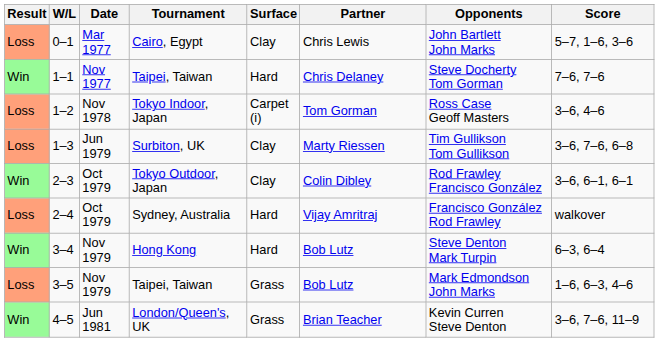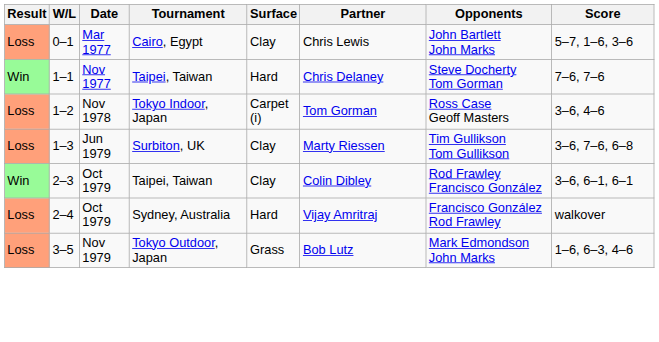(175, 180) Tokyo Outdoor, Japan -> (172, 180) Taipei, Taiwan
- row: (63, 250)
(172, 285) Taipei, Taiwan -> (175, 250) Tokyo Outdoor, Japan
- row: (63, 319)
